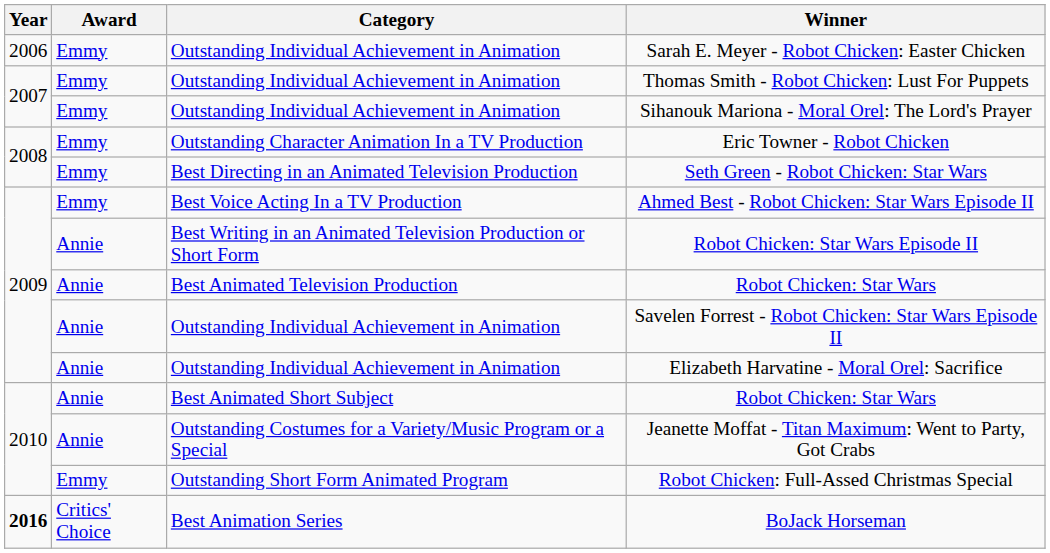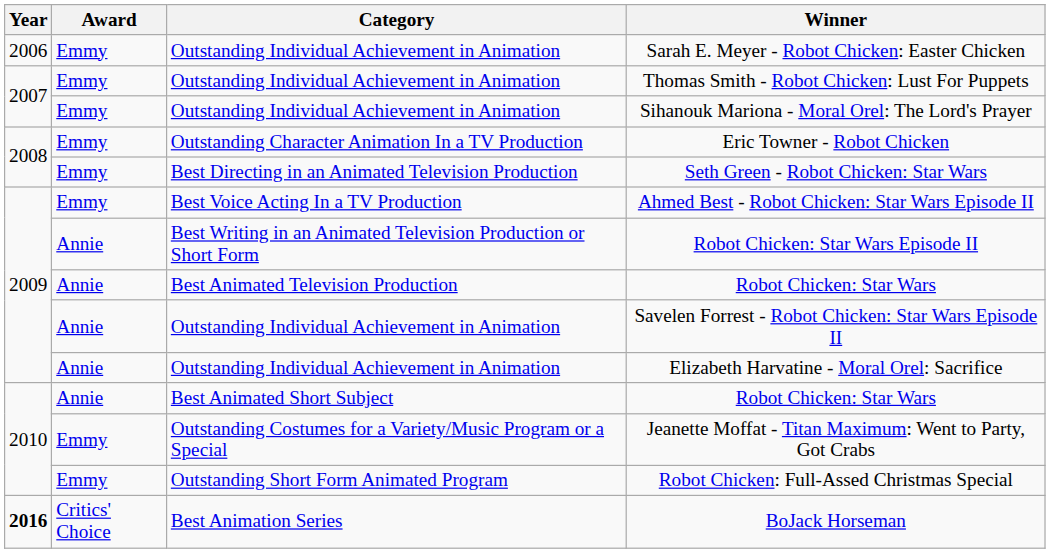(80, 439) Annie -> (82, 439) Emmy
